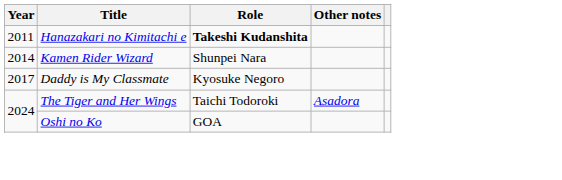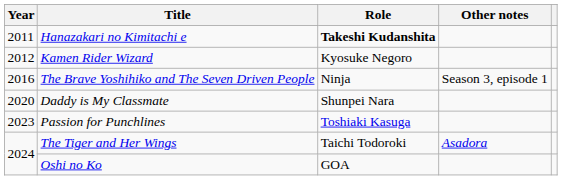(21, 57) 2014 -> (21, 57) 2012
(230, 57) Shunpei Nara -> (366, 57) Kyosuke Negoro
+ row: (178, 79)
(21, 79) 2017 -> (21, 100) 2020
(238, 79) Kyosuke Negoro -> (357, 100) Shunpei Nara
+ row: (103, 121)
